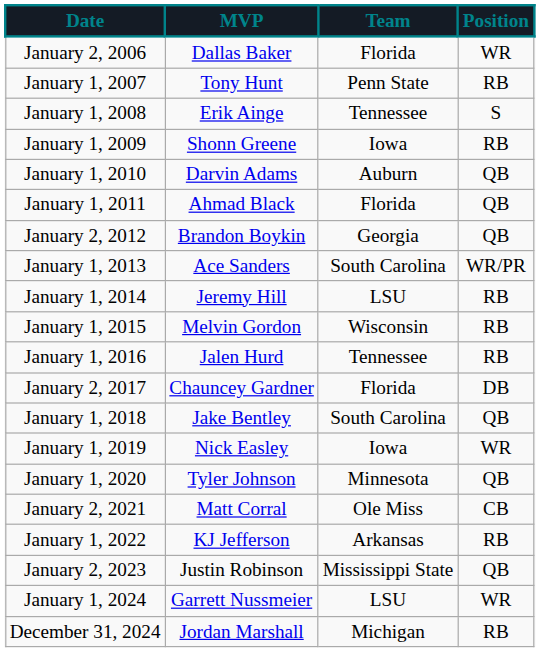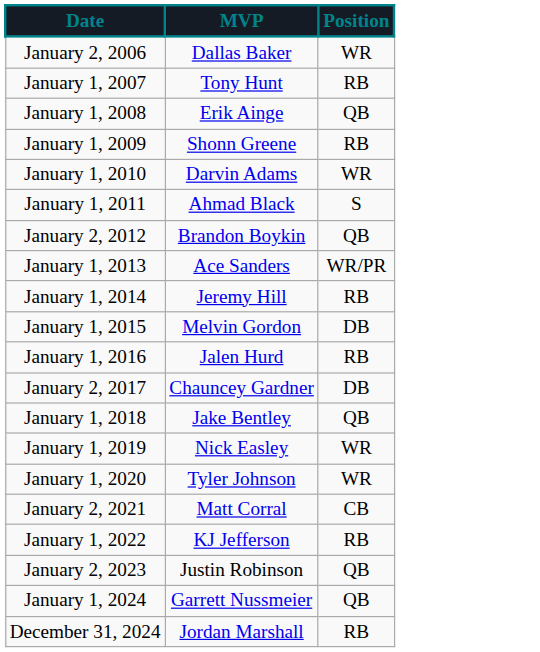- column: (388, 20)
(496, 113) S -> (356, 113) QB
(496, 174) QB -> (356, 174) WR
(496, 204) QB -> (356, 204) S
(496, 326) RB -> (356, 326) DB
(496, 478) QB -> (356, 478) WR
(496, 600) WR -> (356, 600) QB
